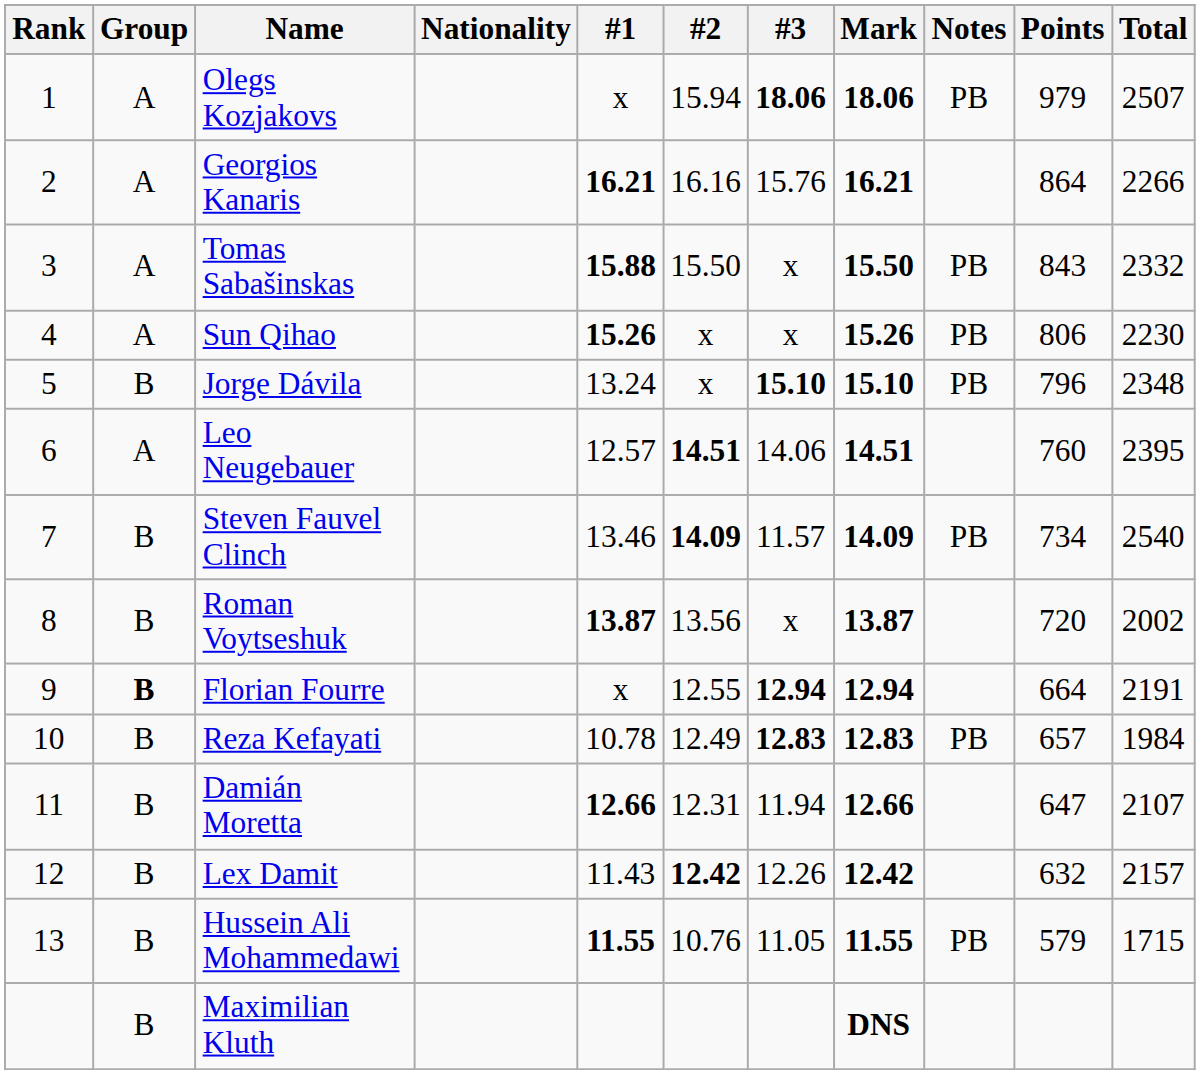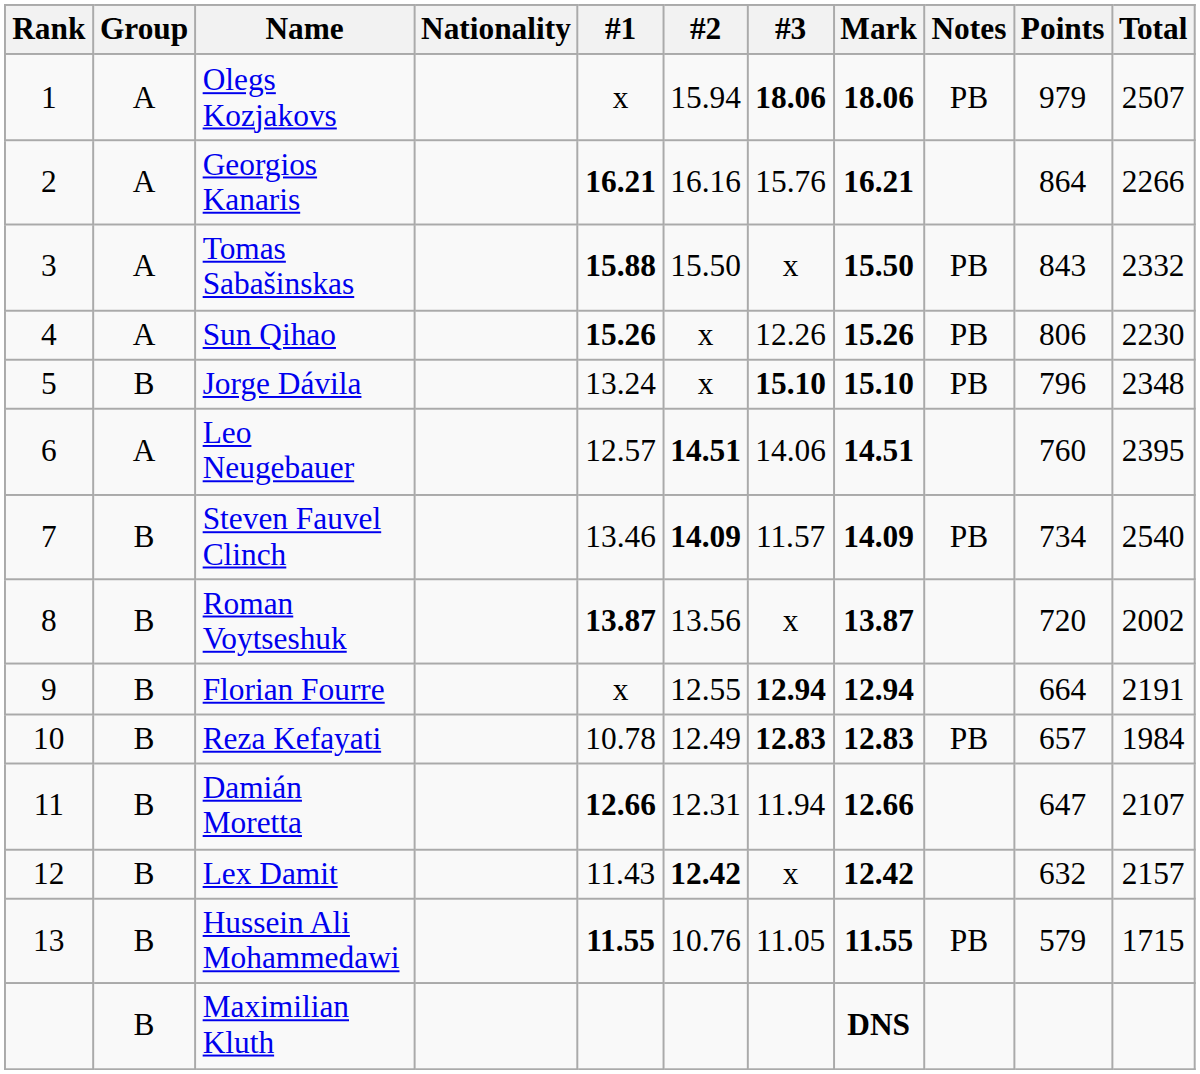(791, 334) x -> (791, 334) 12.26
(144, 688) bold -> (144, 688) normal
(791, 873) 12.26 -> (791, 873) x
